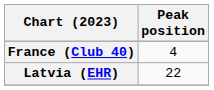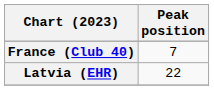(173, 52) 4 -> (173, 52) 7
